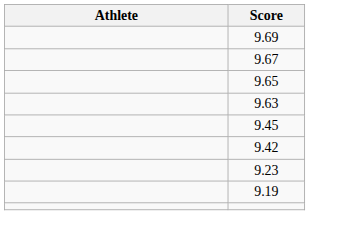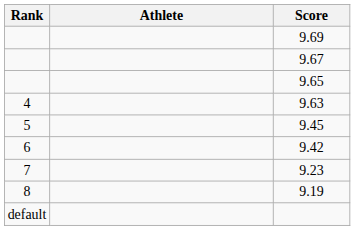+ column: (27, 15)
